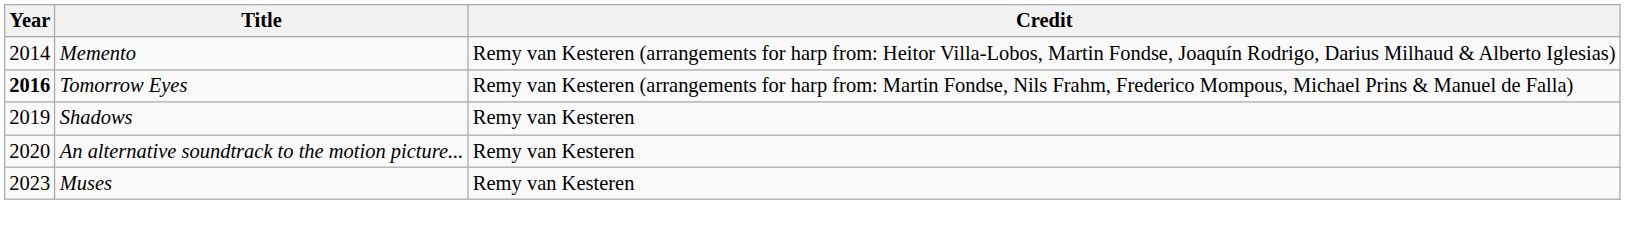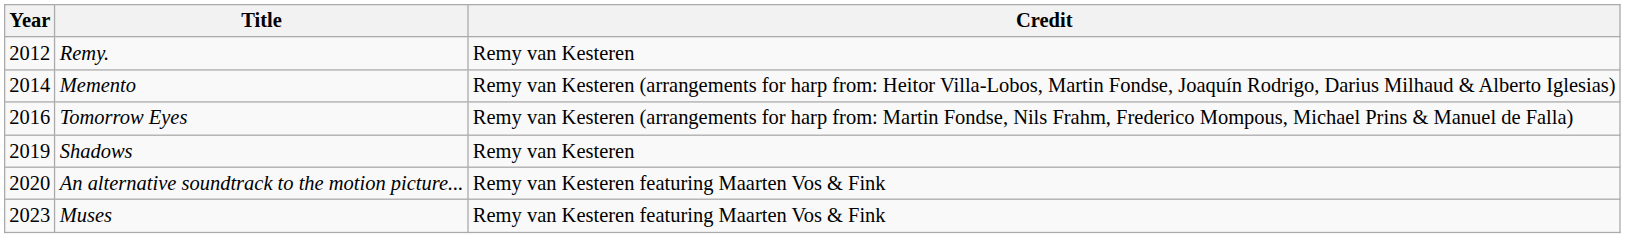+ row: (84, 53)
(30, 85) bold -> (30, 118) normal
(554, 150) Remy van Kesteren -> (679, 183) Remy van Kesteren featuring Maarten Vos & Fink
(554, 183) Remy van Kesteren -> (679, 215) Remy van Kesteren featuring Maarten Vos & Fink
